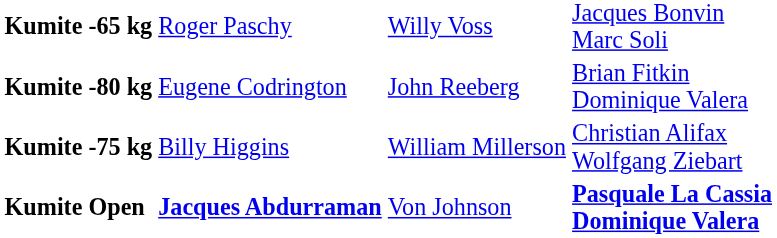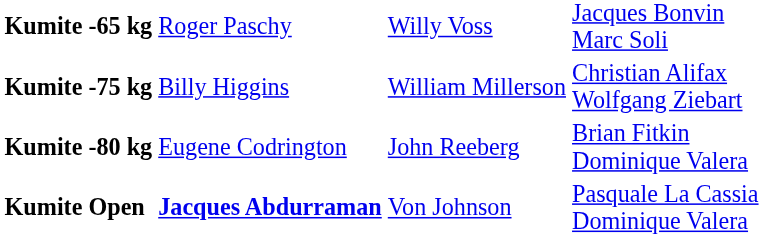rows swapped: (78, 147) <-> (78, 86)
(672, 207) bold -> (665, 207) normal
